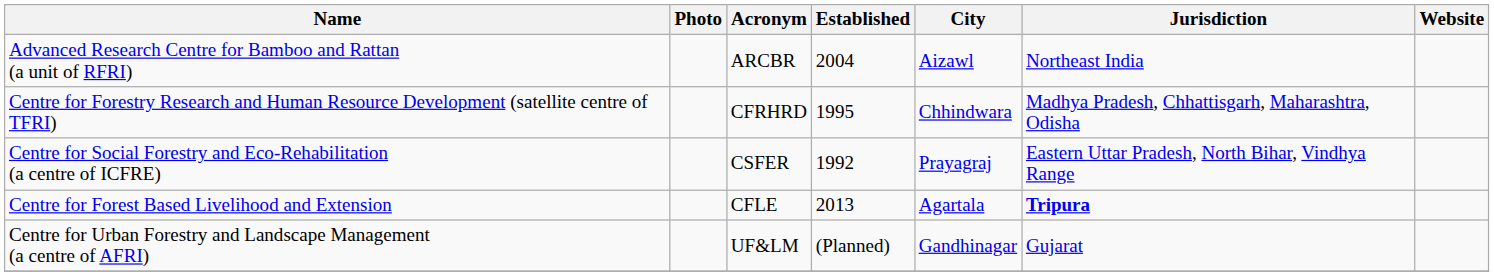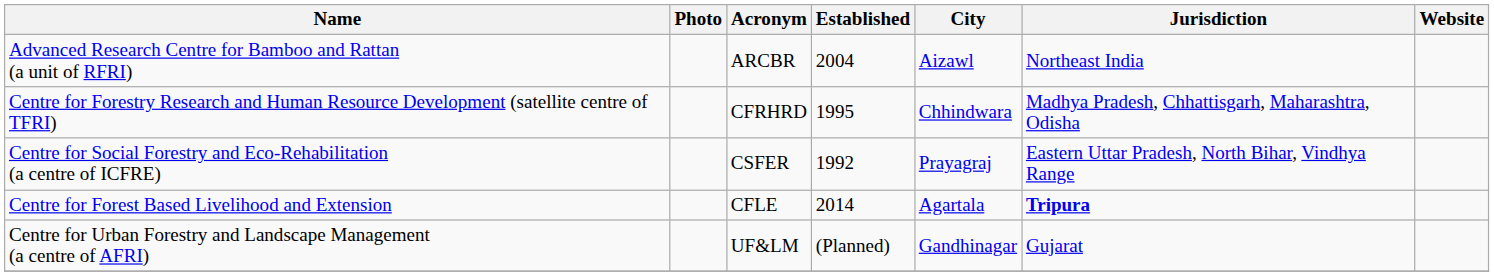(835, 204) 2013 -> (835, 204) 2014
